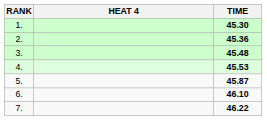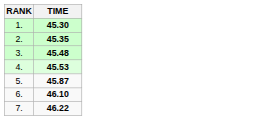- column: (124, 12)
(238, 39) 45.36 -> (58, 39) 45.35
